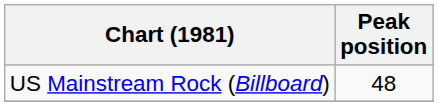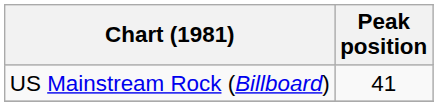(384, 82) 48 -> (384, 82) 41
